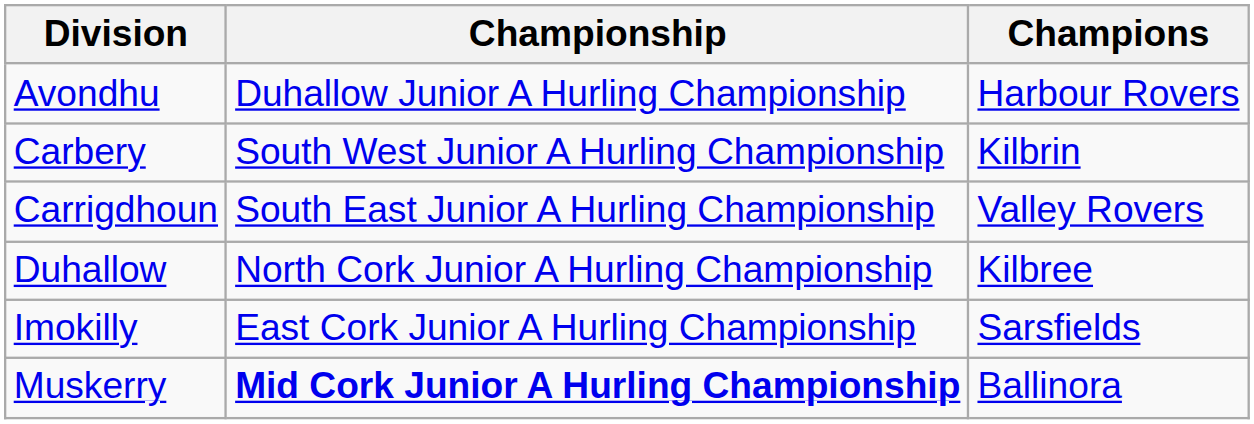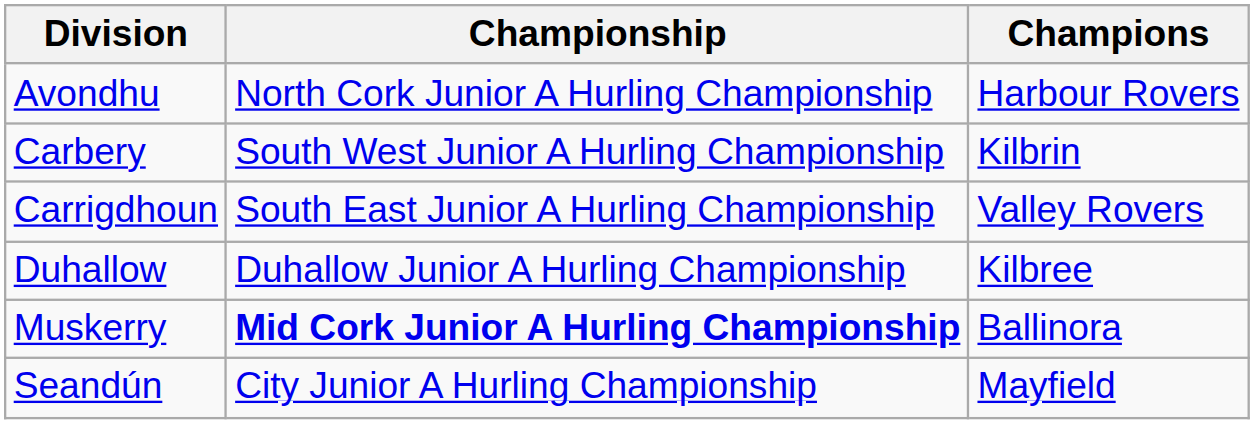(570, 92) Duhallow Junior A Hurling Championship -> (584, 92) North Cork Junior A Hurling Championship
(584, 269) North Cork Junior A Hurling Championship -> (570, 269) Duhallow Junior A Hurling Championship
- row: (76, 328)
+ row: (88, 387)
